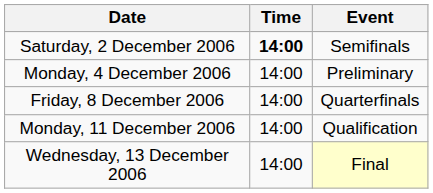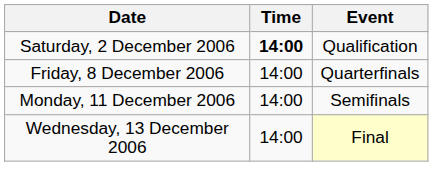(370, 45) Semifinals -> (370, 45) Qualification
- row: (127, 73)
(370, 127) Qualification -> (370, 100) Semifinals
